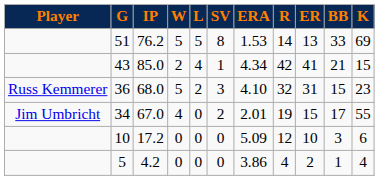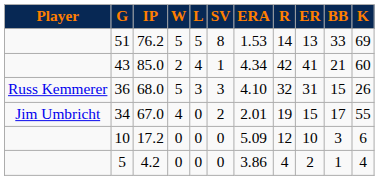(363, 65) 15 -> (363, 65) 60
(198, 89) 2 -> (198, 89) 3
(363, 89) 23 -> (363, 89) 26
